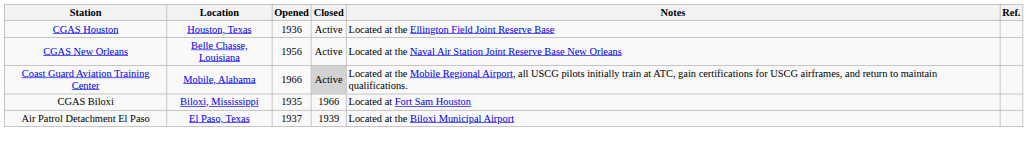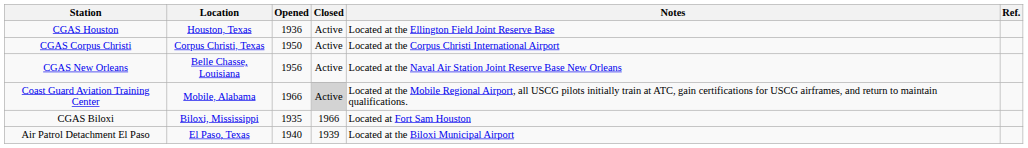+ row: (86, 45)
(292, 118) 1937 -> (292, 135) 1940
